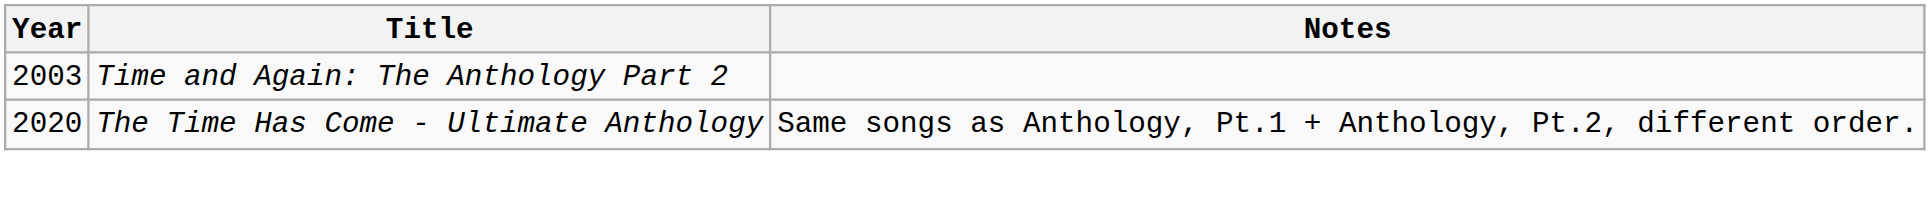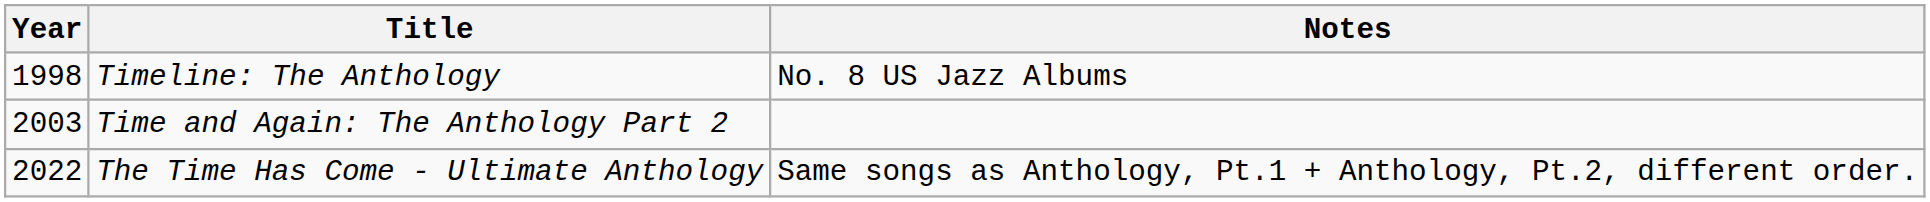+ row: (298, 77)
(47, 124) 2020 -> (47, 172) 2022
